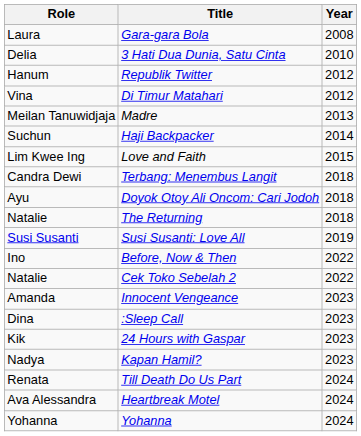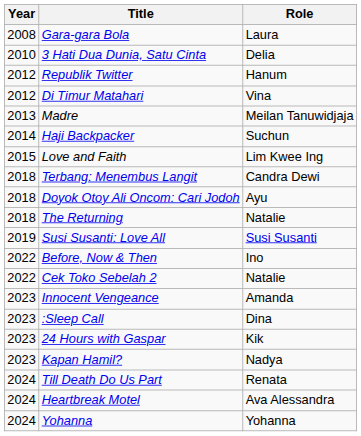columns swapped: (339, 14) <-> (61, 14)
